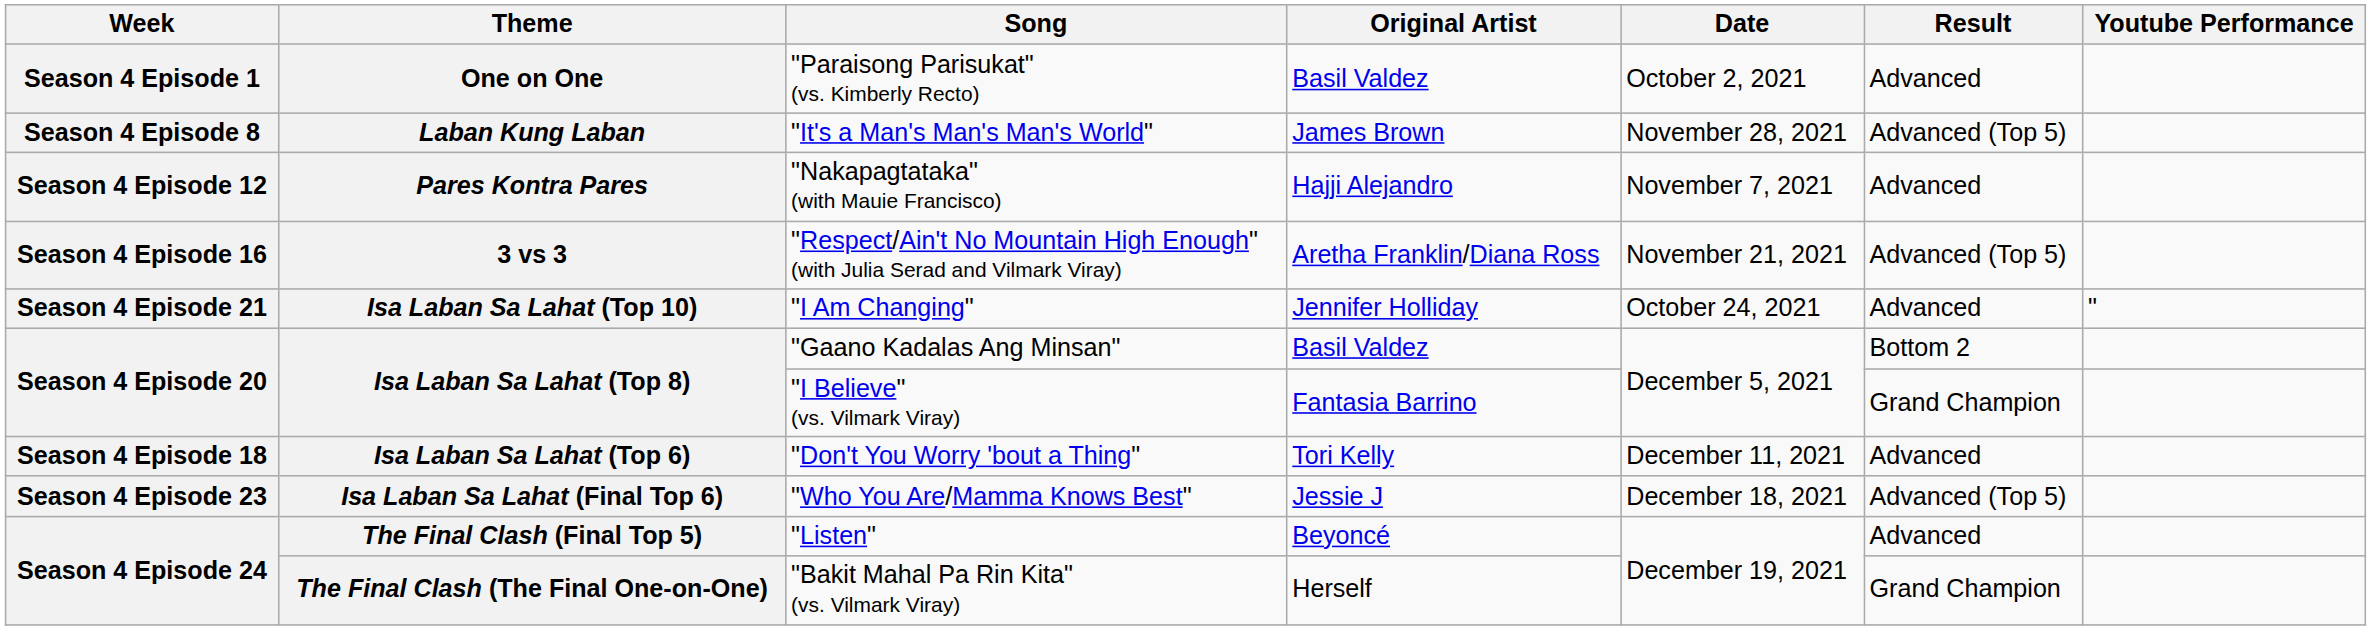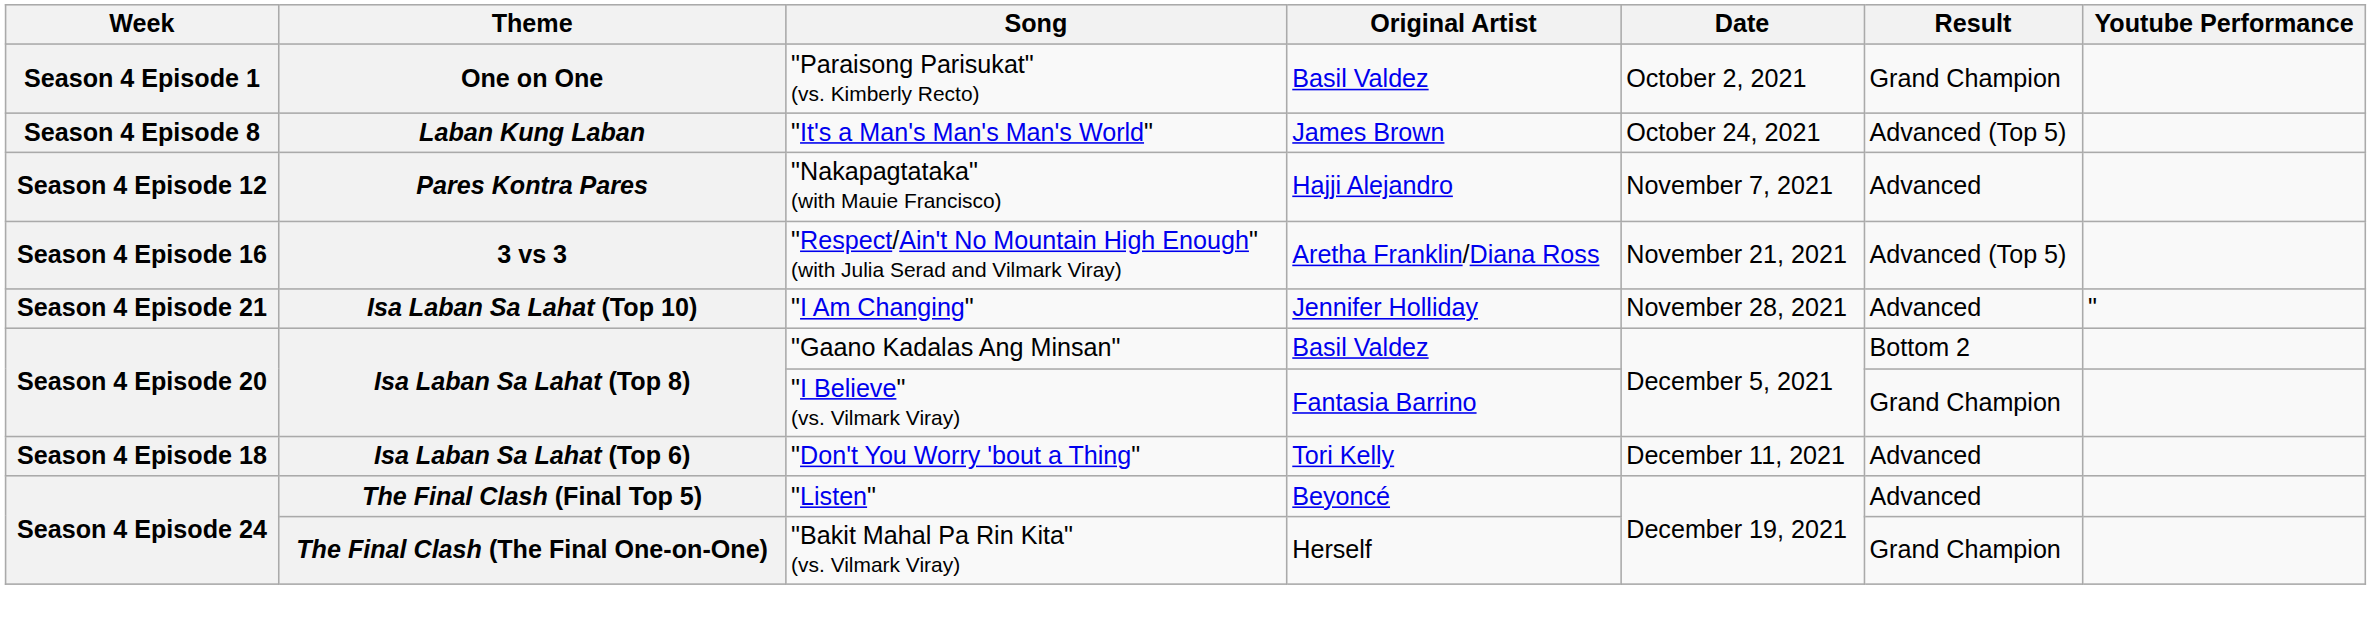(1925, 78) Advanced -> (1965, 78) Grand Champion
(1737, 132) November 28, 2021 -> (1723, 132) October 24, 2021
(1723, 308) October 24, 2021 -> (1737, 308) November 28, 2021
- row: (532, 496)
